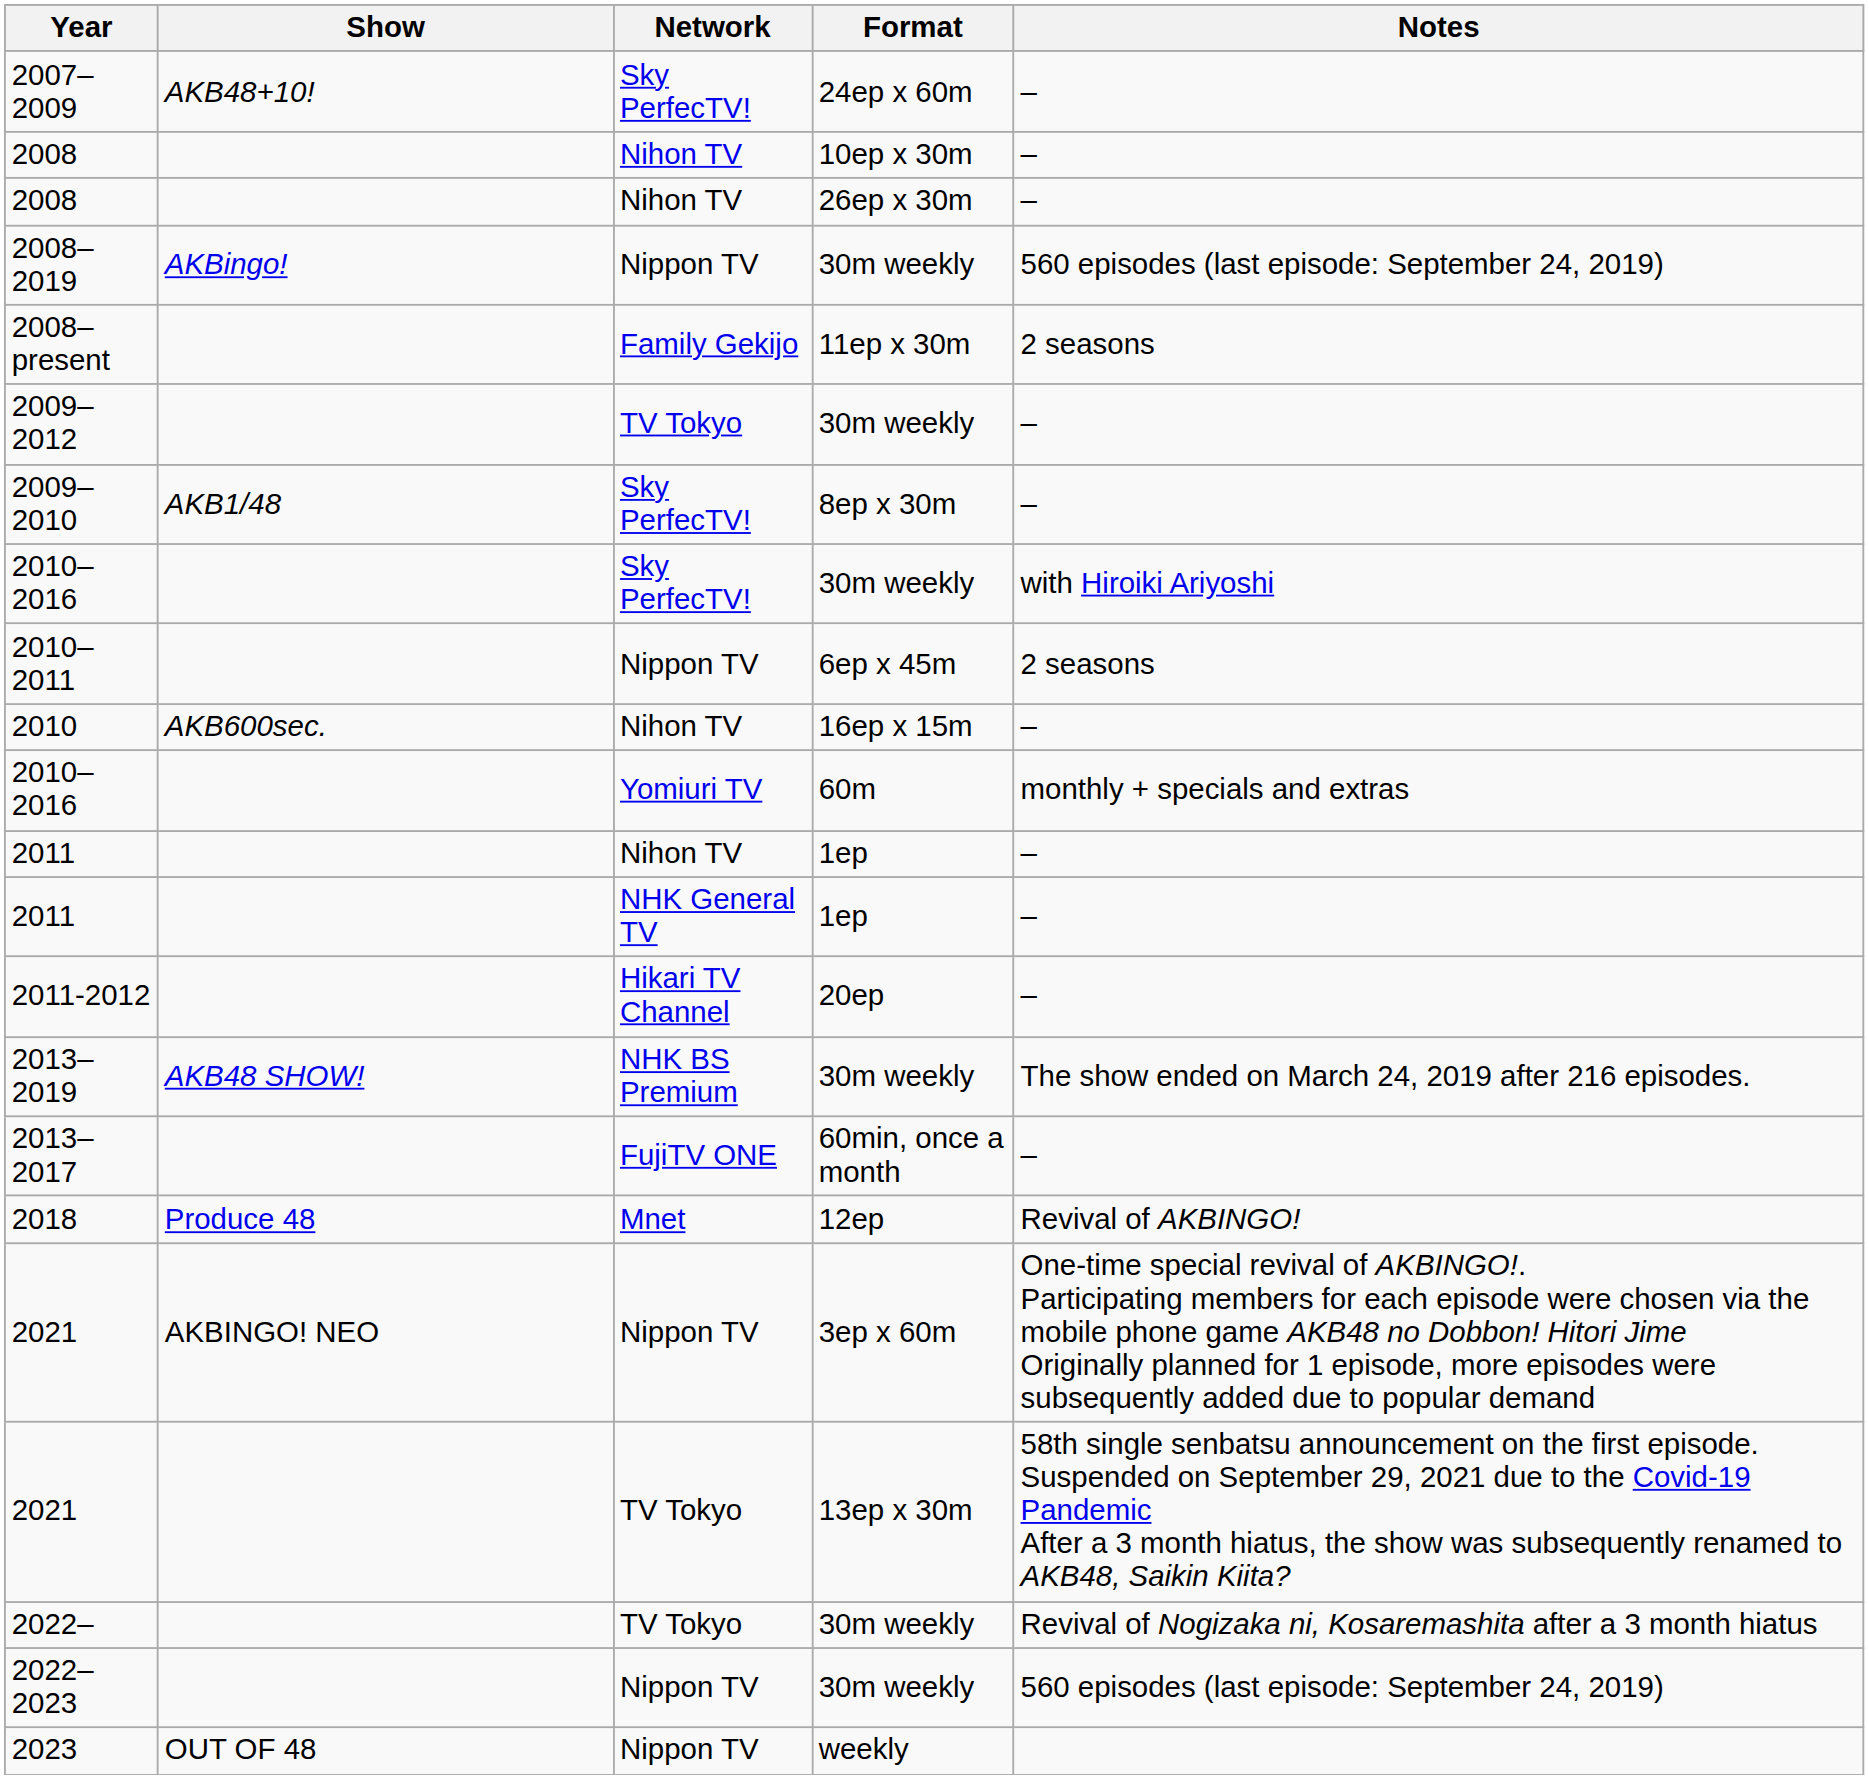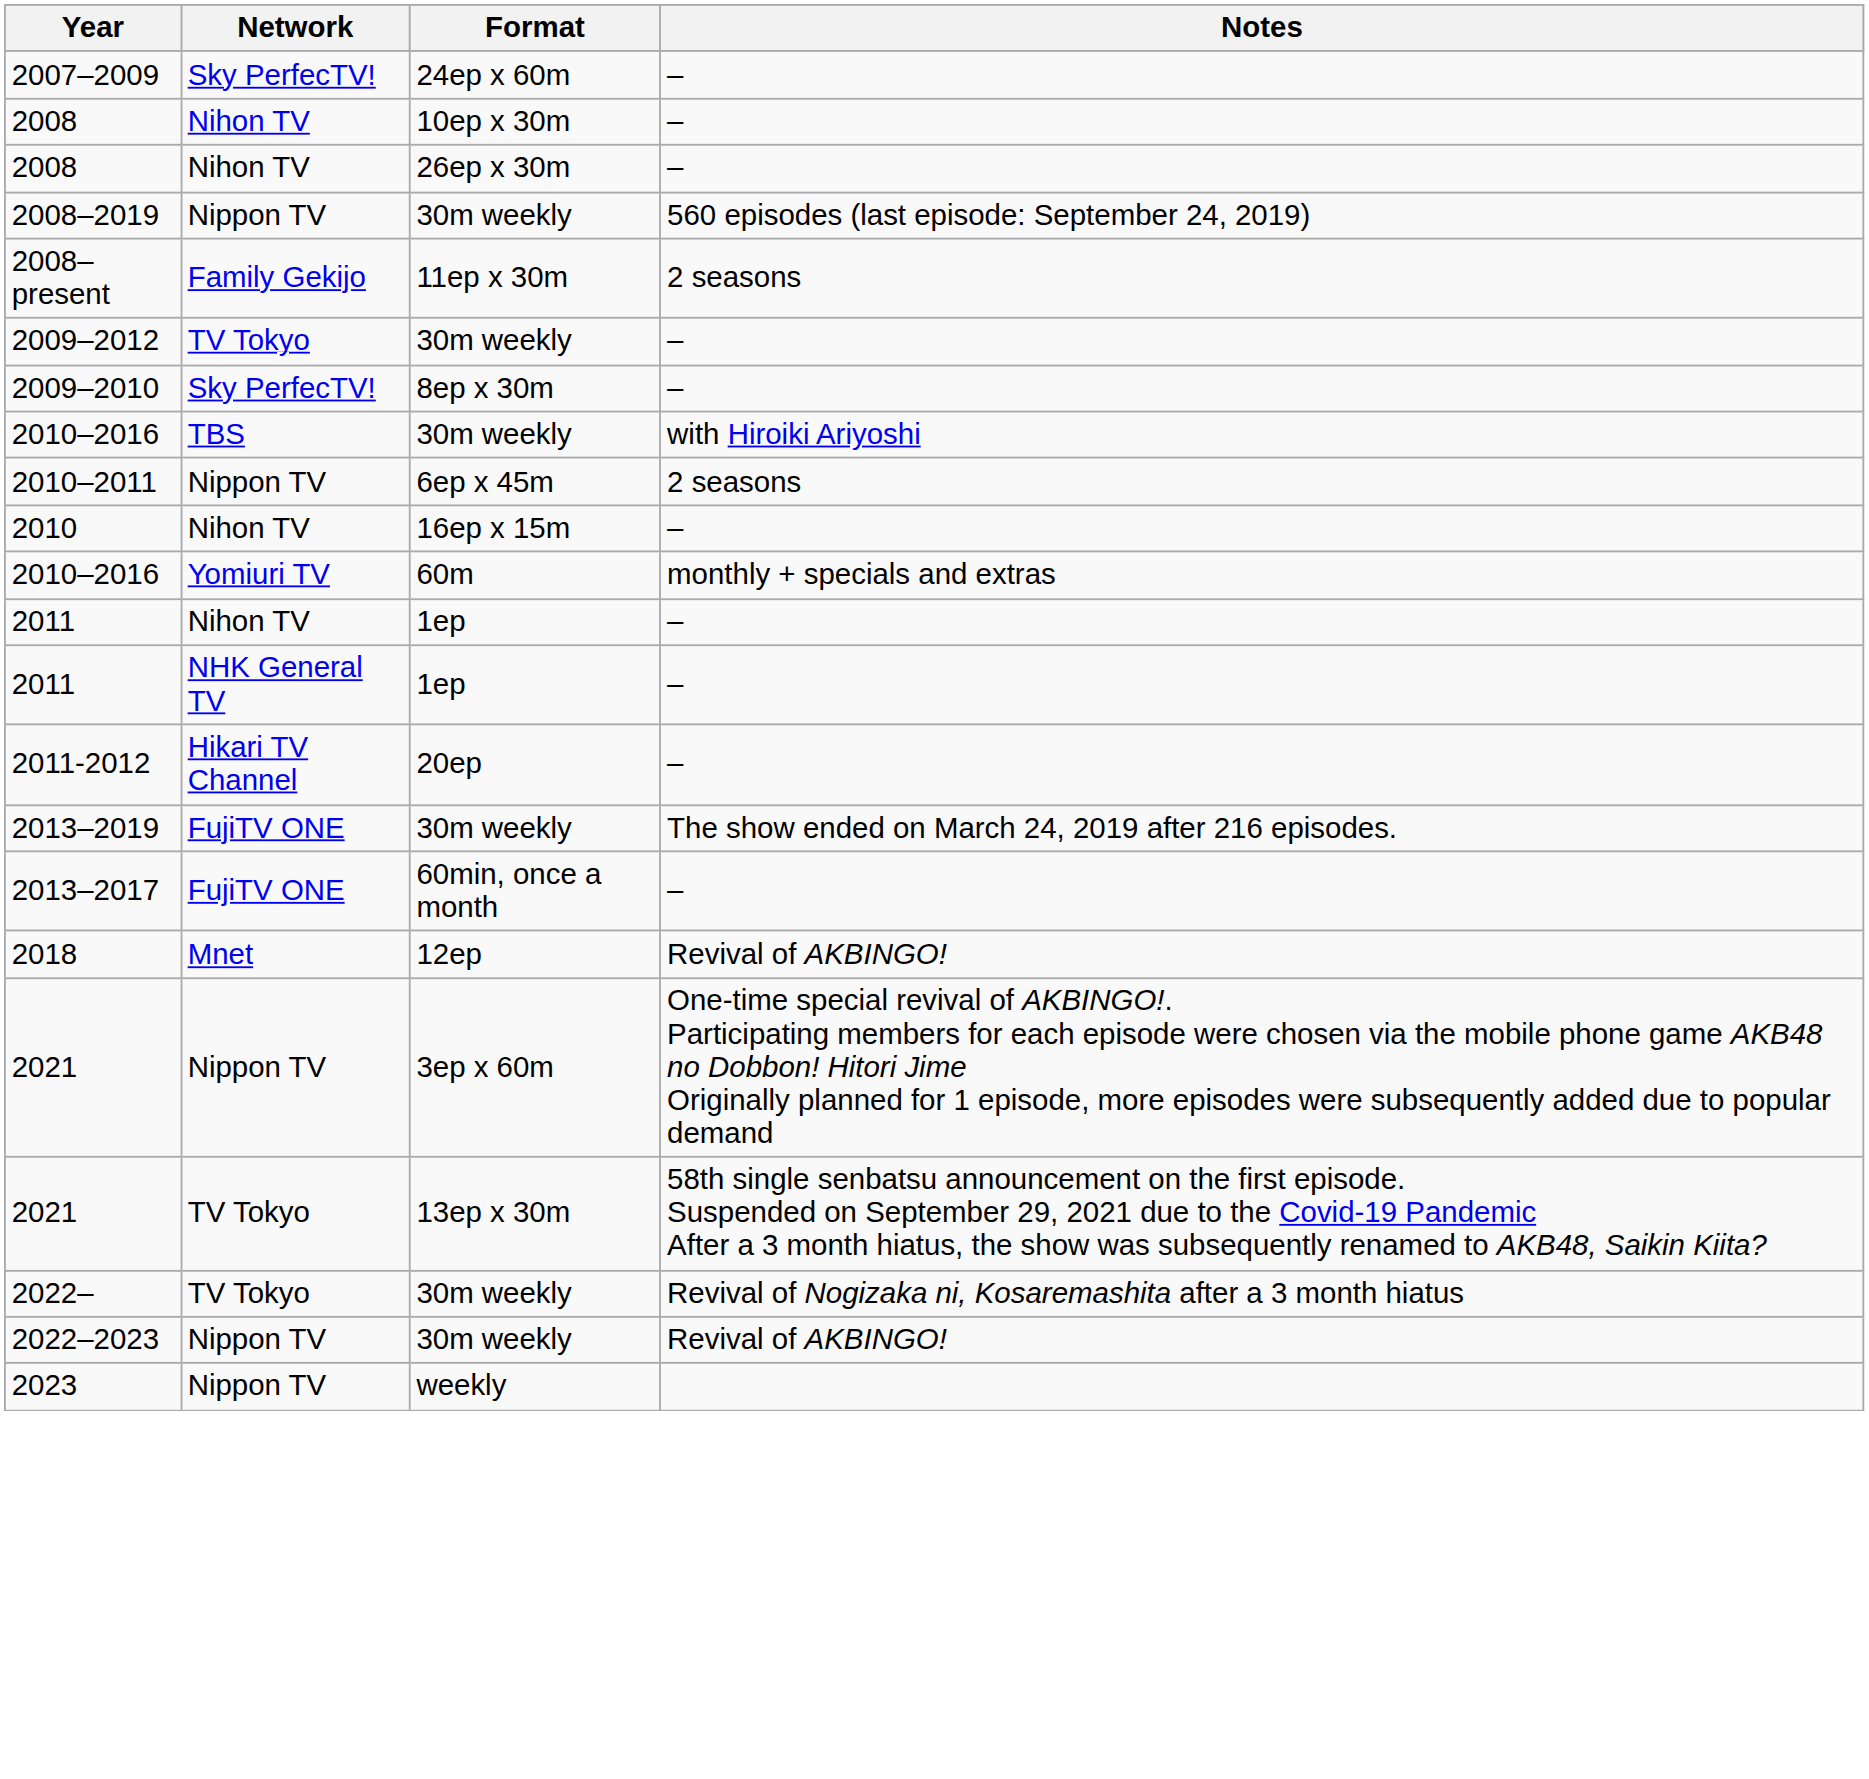- column: (386, 27)
(685, 583) Sky PerfecTV! -> (216, 434) TBS
(679, 1075) NHK BS Premium -> (266, 827) FujiTV ONE
(1342, 1687) 560 episodes (last episode: September 24, 2019) -> (807, 1339) Revival of AKBINGO!
